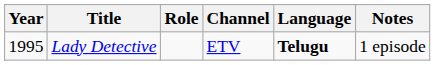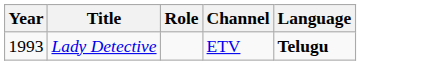- column: (392, 18)
(26, 45) 1995 -> (26, 45) 1993
